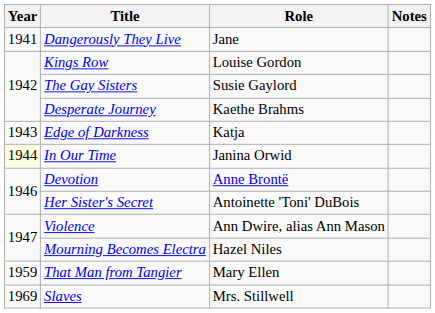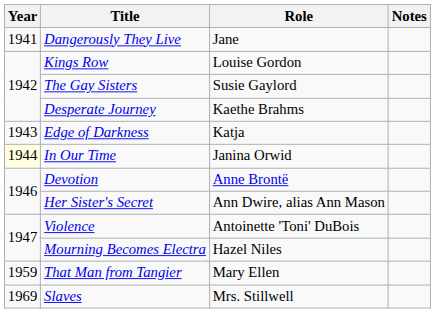(286, 202) Antoinette 'Toni' DuBois -> (299, 202) Ann Dwire, alias Ann Mason
(299, 226) Ann Dwire, alias Ann Mason -> (286, 226) Antoinette 'Toni' DuBois
